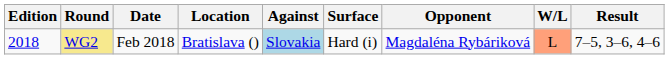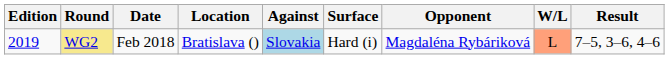(24, 41) 2018 -> (24, 41) 2019
